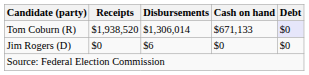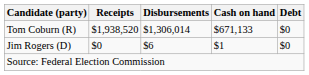(285, 29) lavender background -> (285, 29) no background
(219, 45) $0 -> (219, 45) $1
